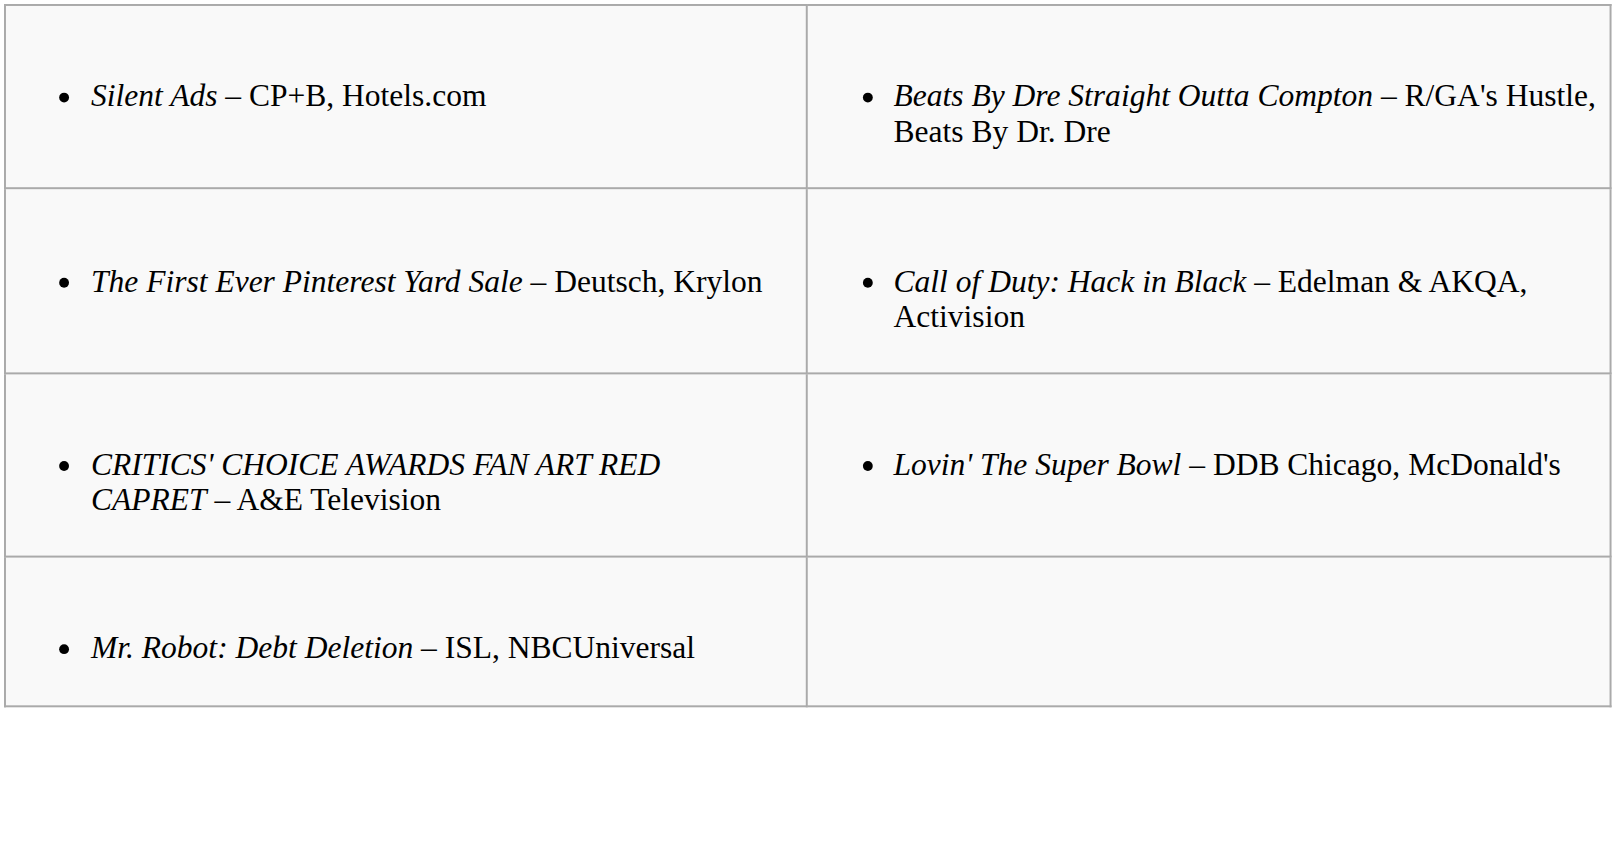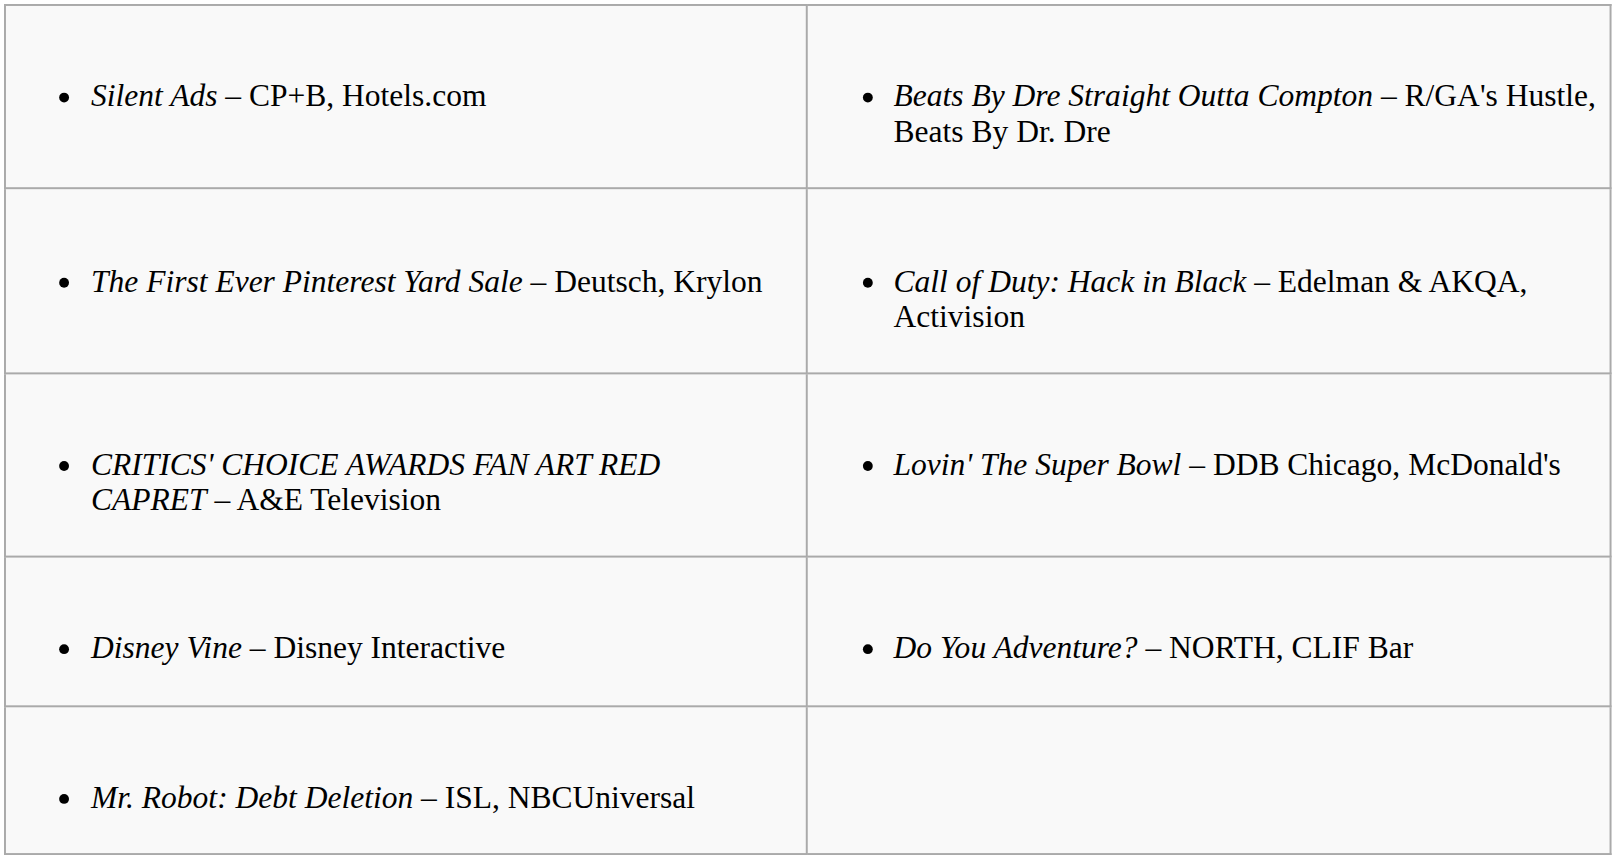+ row: (406, 649)
